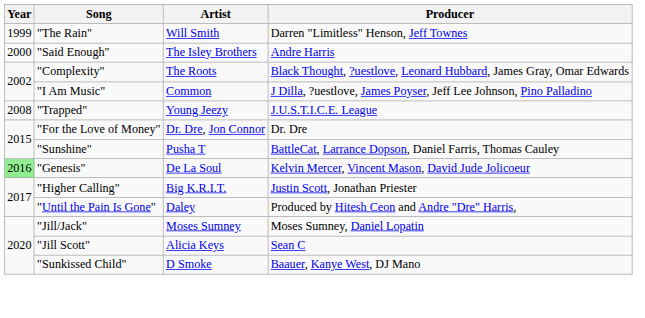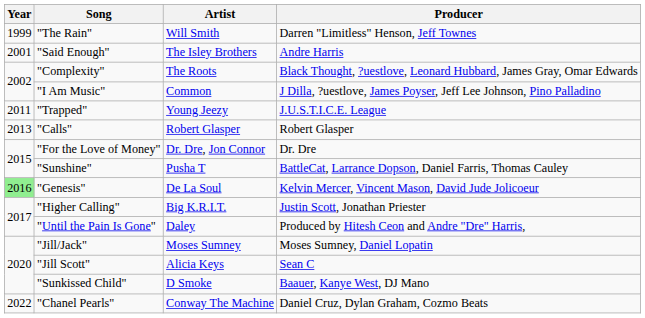(19, 52) 2000 -> (19, 52) 2001
(19, 110) 2008 -> (19, 110) 2011
+ row: (55, 129)
+ row: (76, 303)
